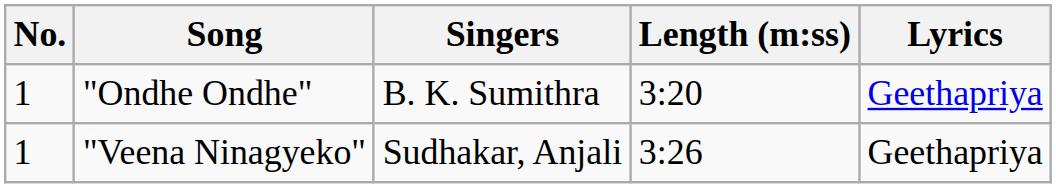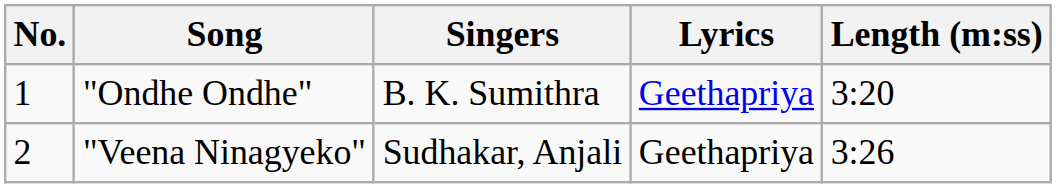columns swapped: (955, 34) <-> (745, 34)
(22, 152) 1 -> (22, 152) 2
